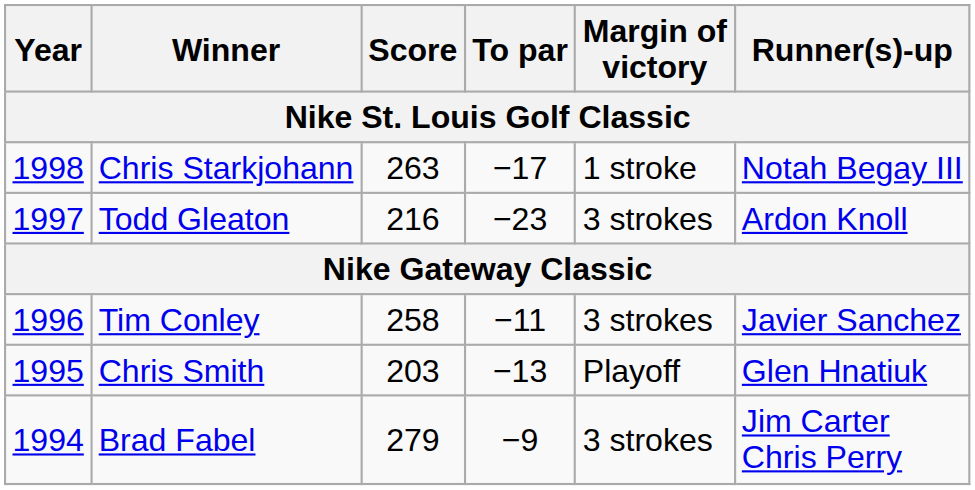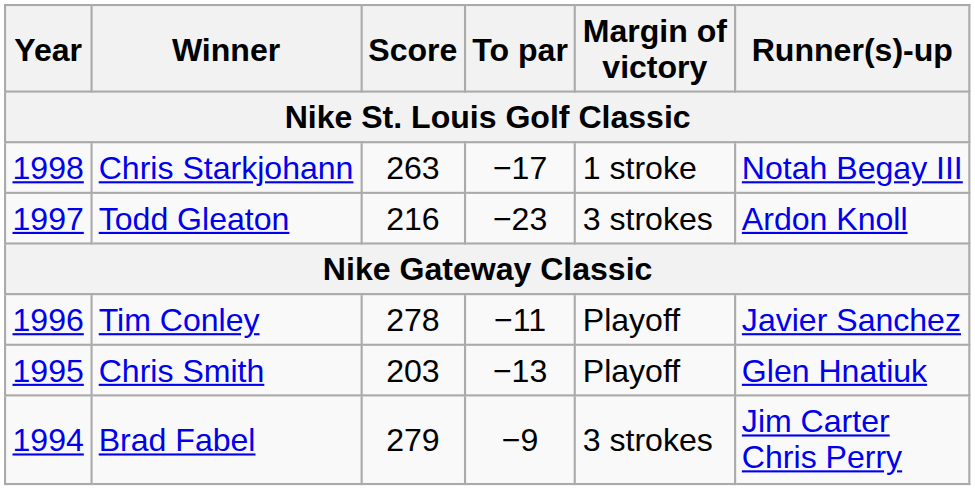(413, 320) 258 -> (413, 320) 278
(648, 320) 3 strokes -> (631, 320) Playoff
